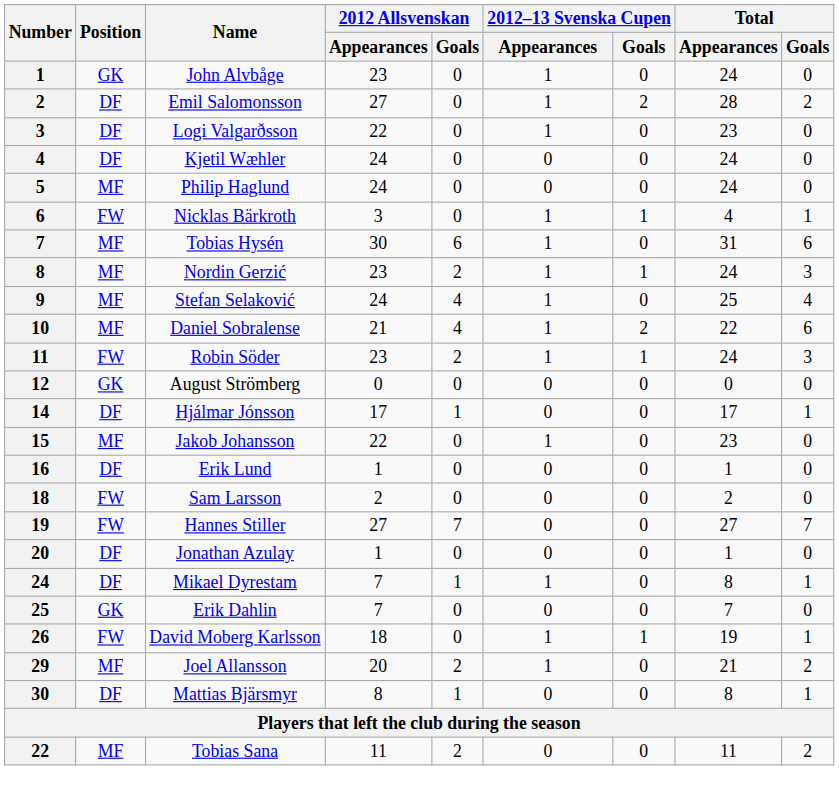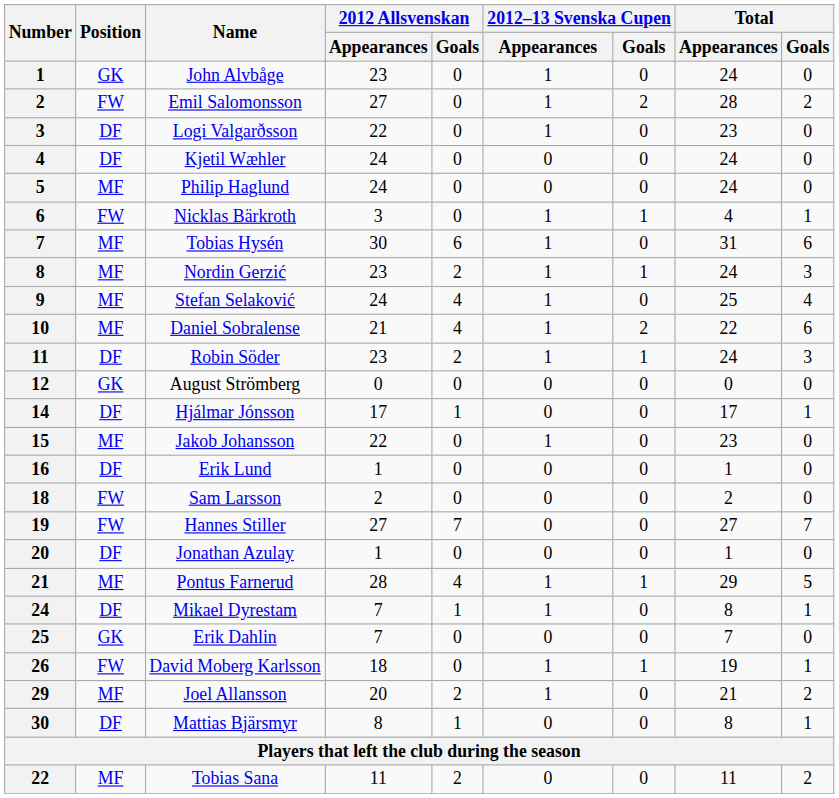(111, 103) DF -> (111, 103) FW
(111, 356) FW -> (111, 356) DF
+ row: (235, 581)
